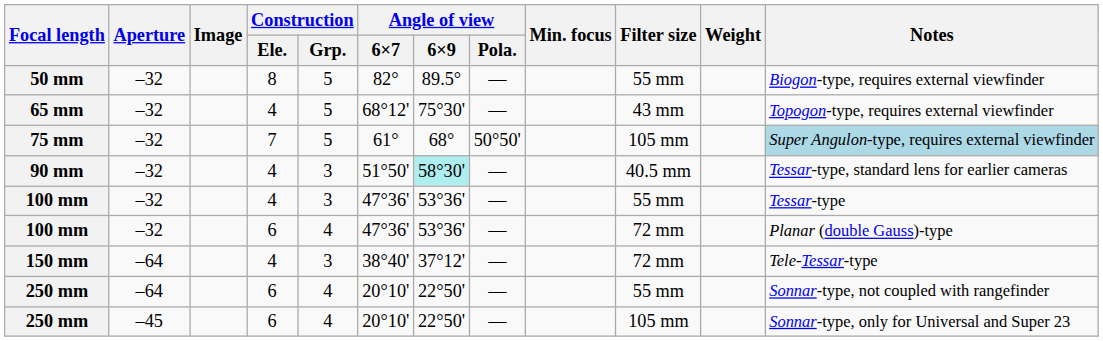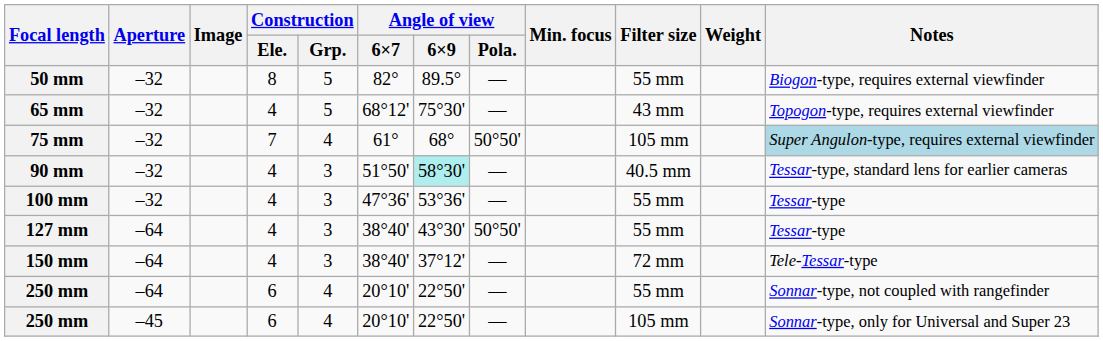(328, 140) 5 -> (328, 140) 4
- row: (57, 231)
+ row: (57, 231)
